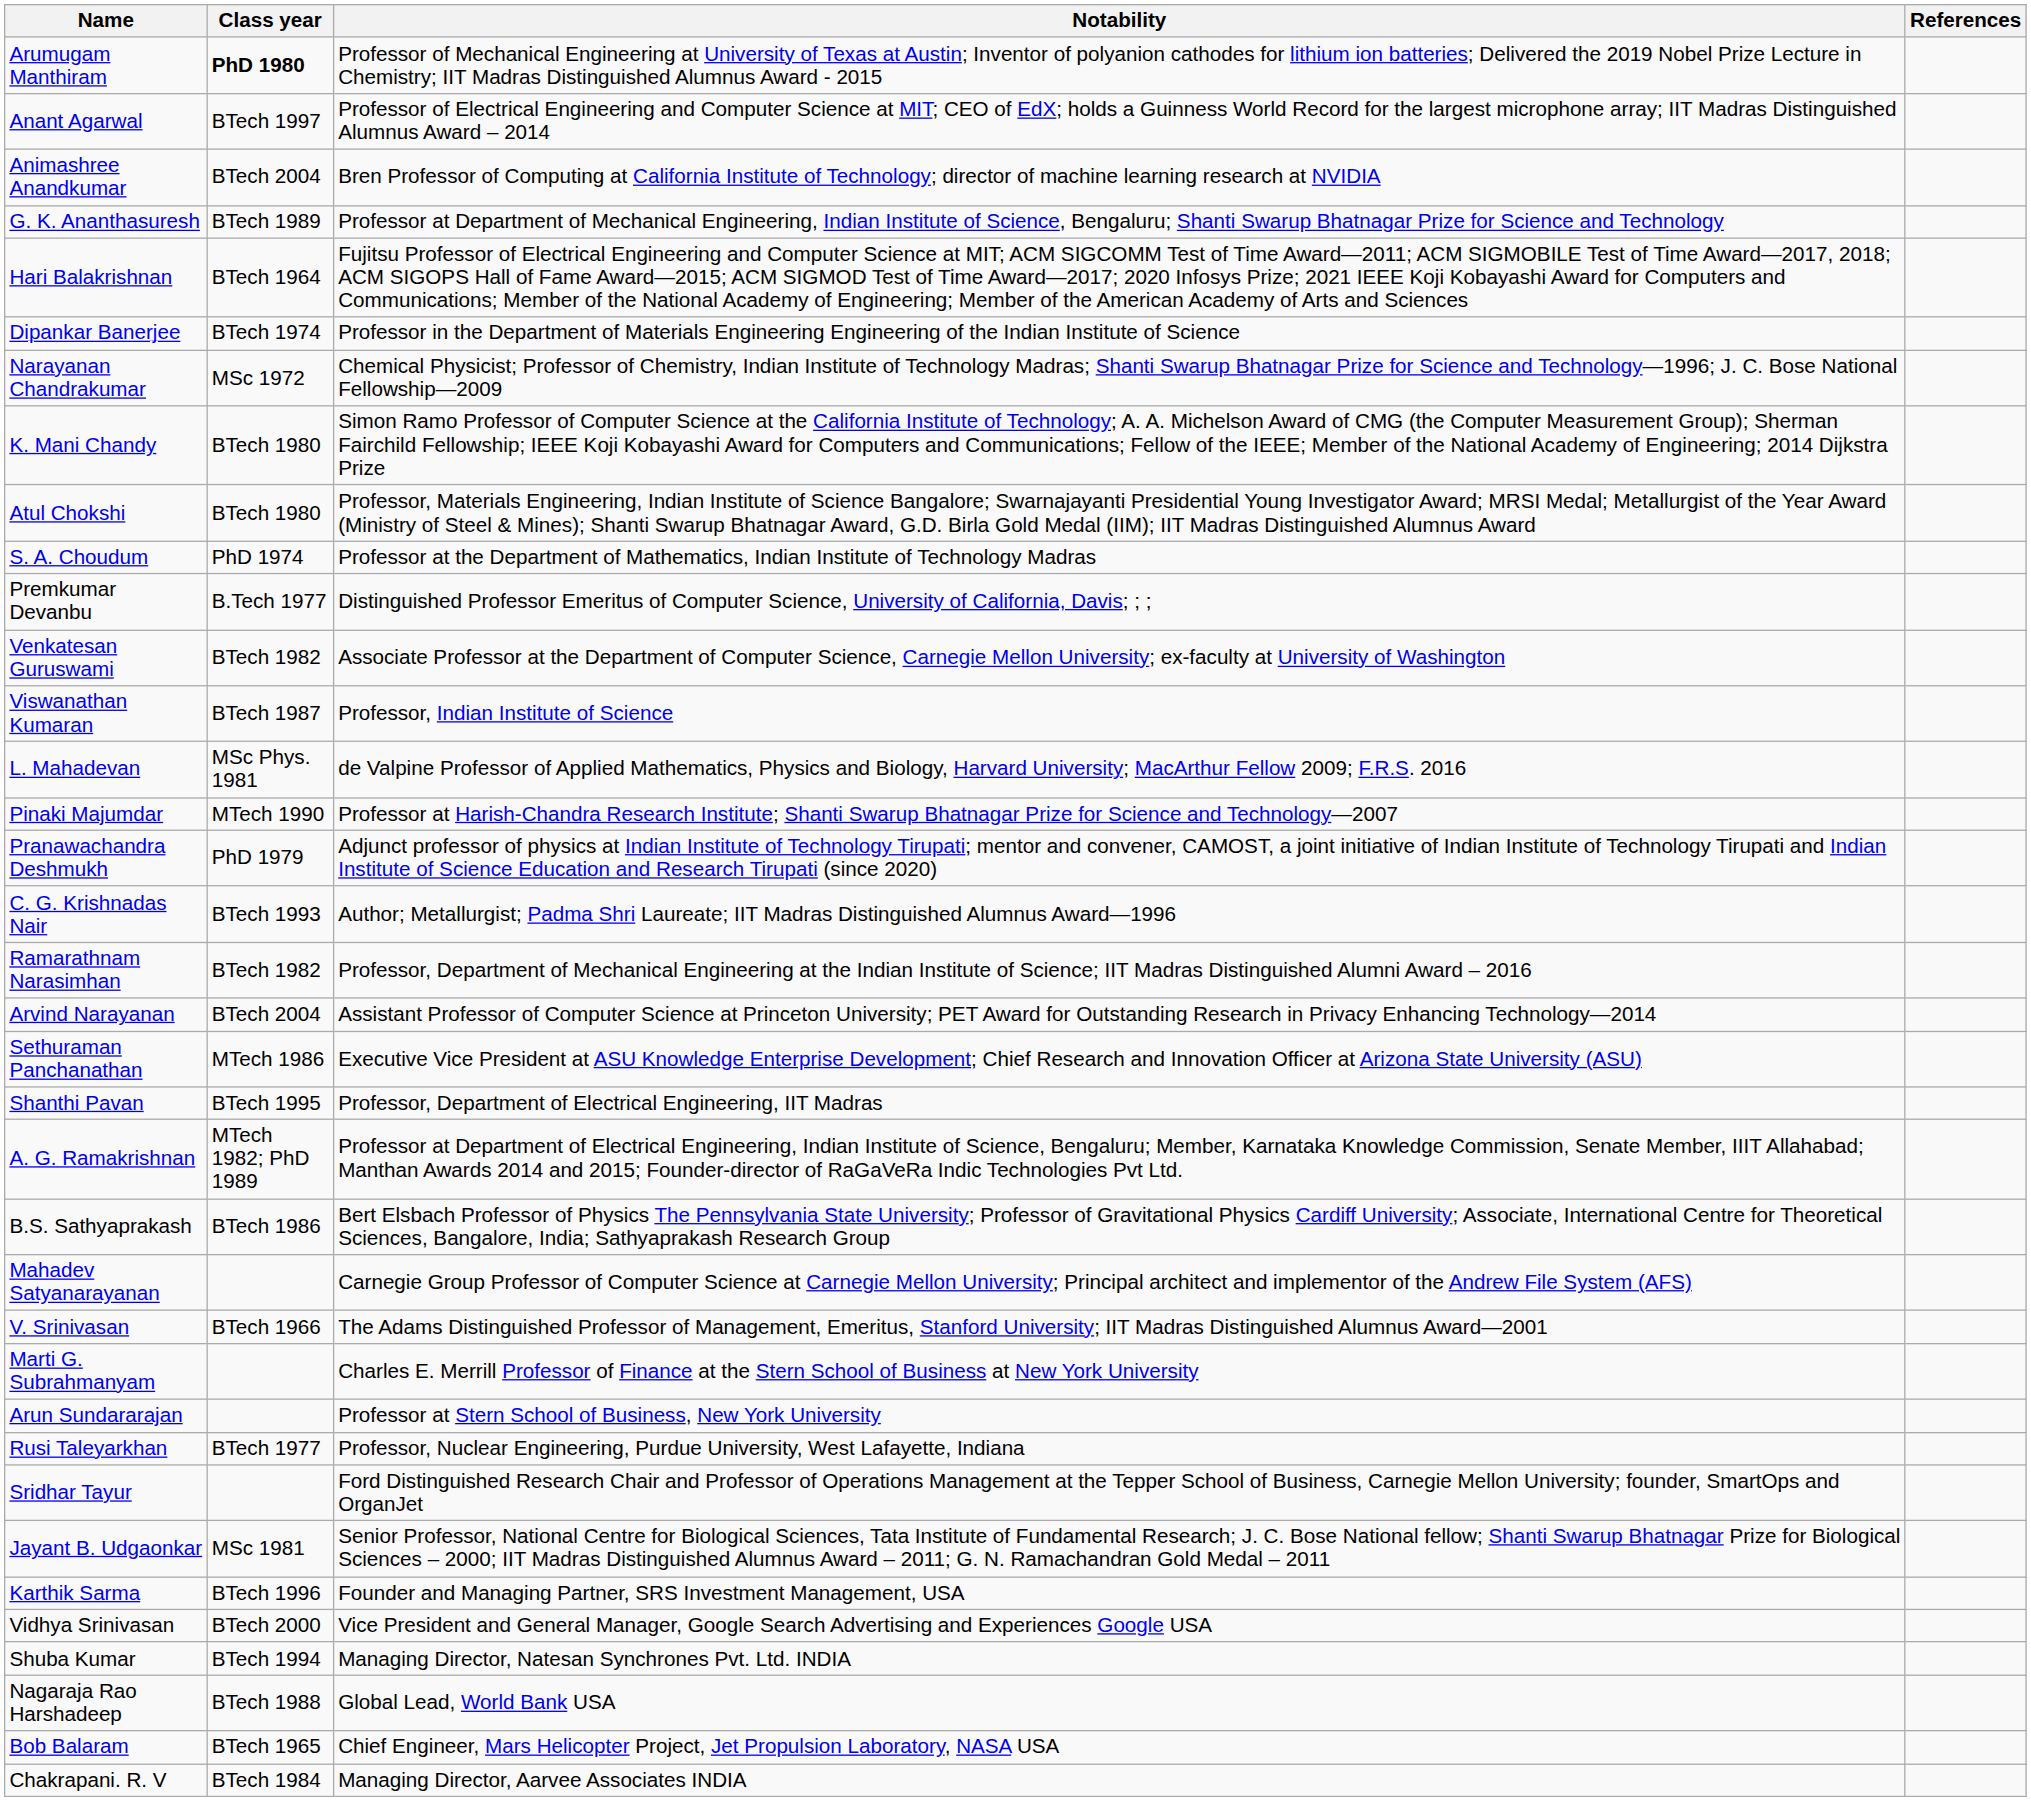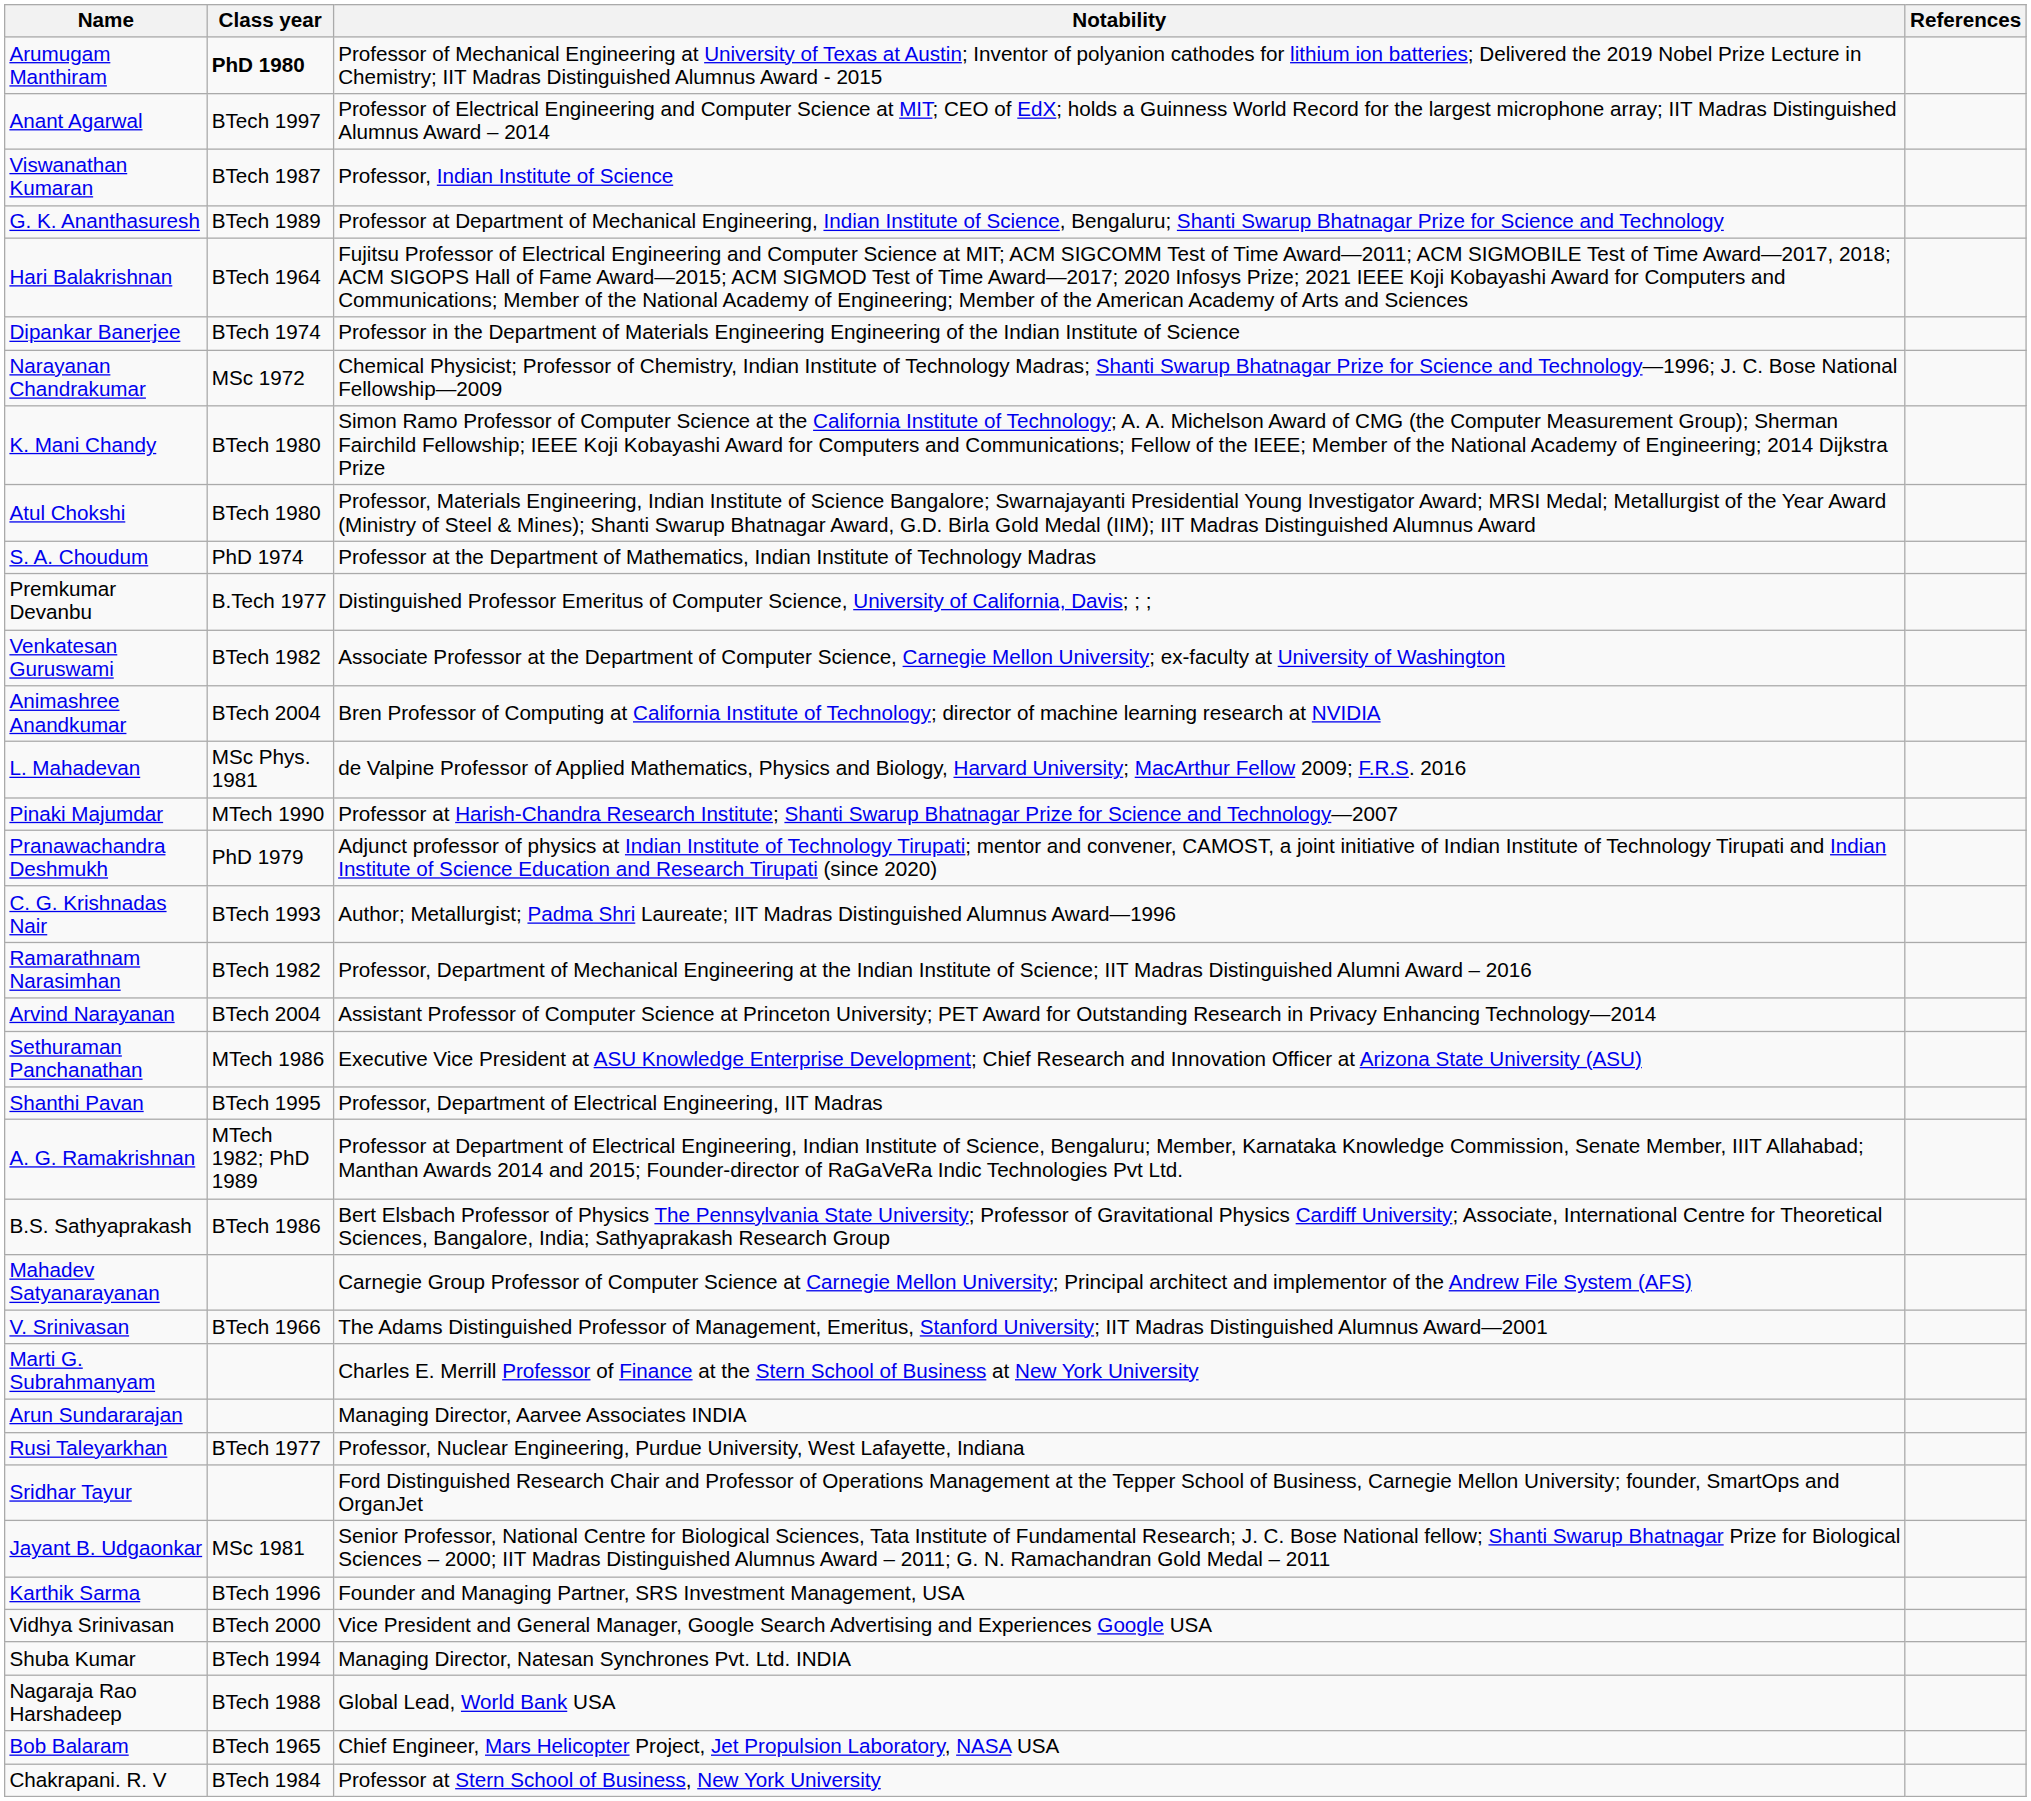rows swapped: (68, 177) <-> (68, 713)
(609, 1415) Professor at Stern School of Business, New York University -> (542, 1415) Managing Director, Aarvee Associates INDIA
(542, 1779) Managing Director, Aarvee Associates INDIA -> (609, 1779) Professor at Stern School of Business, New York University
